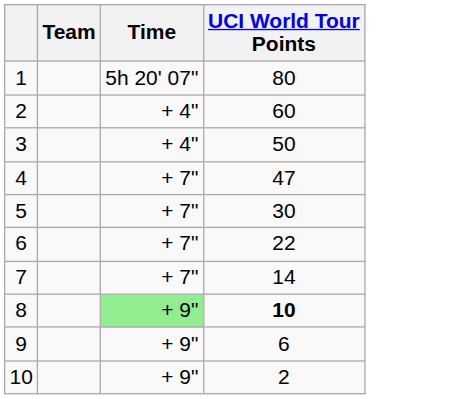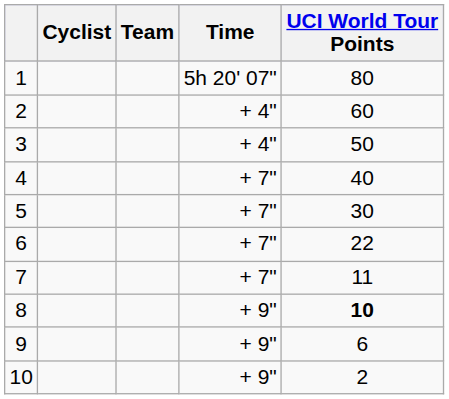+ column: (77, 32)
(284, 177) 47 -> (362, 177) 40
(284, 277) 14 -> (362, 277) 11
(180, 310) lightgreen background -> (258, 310) no background
